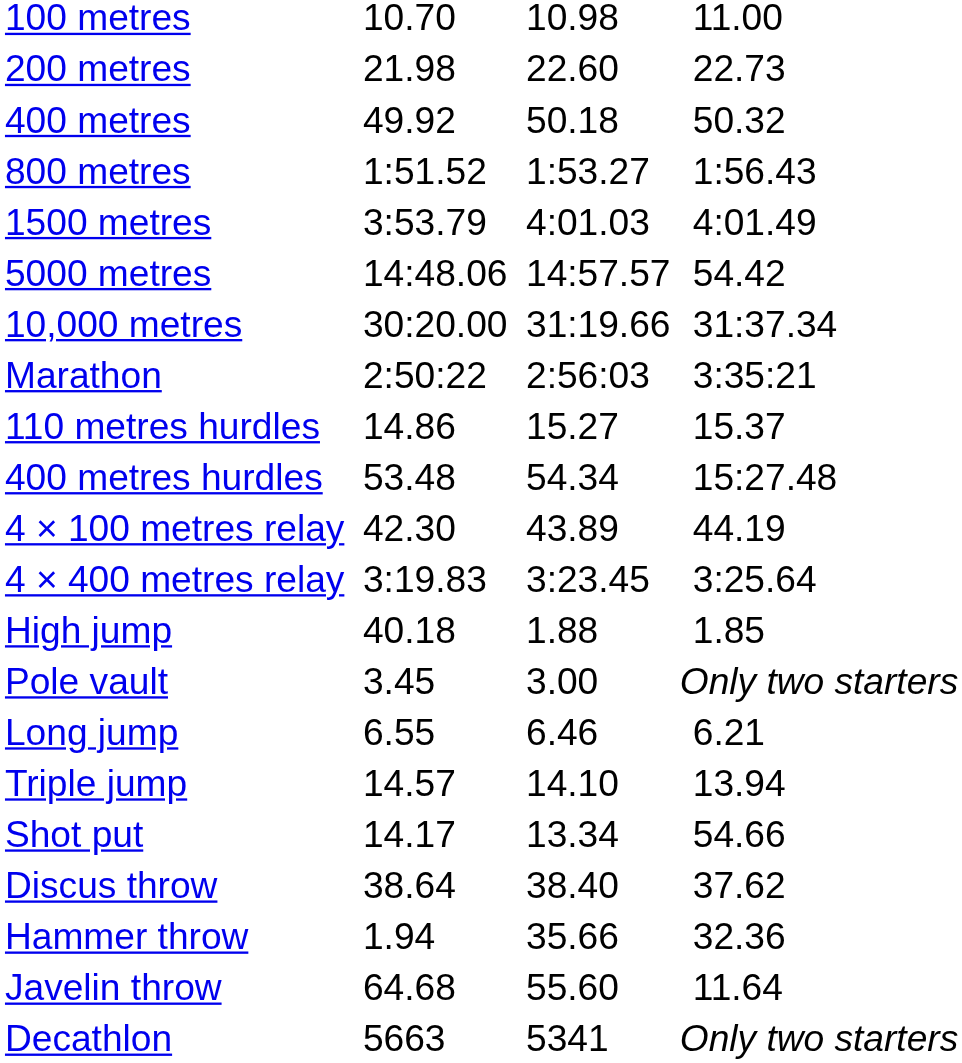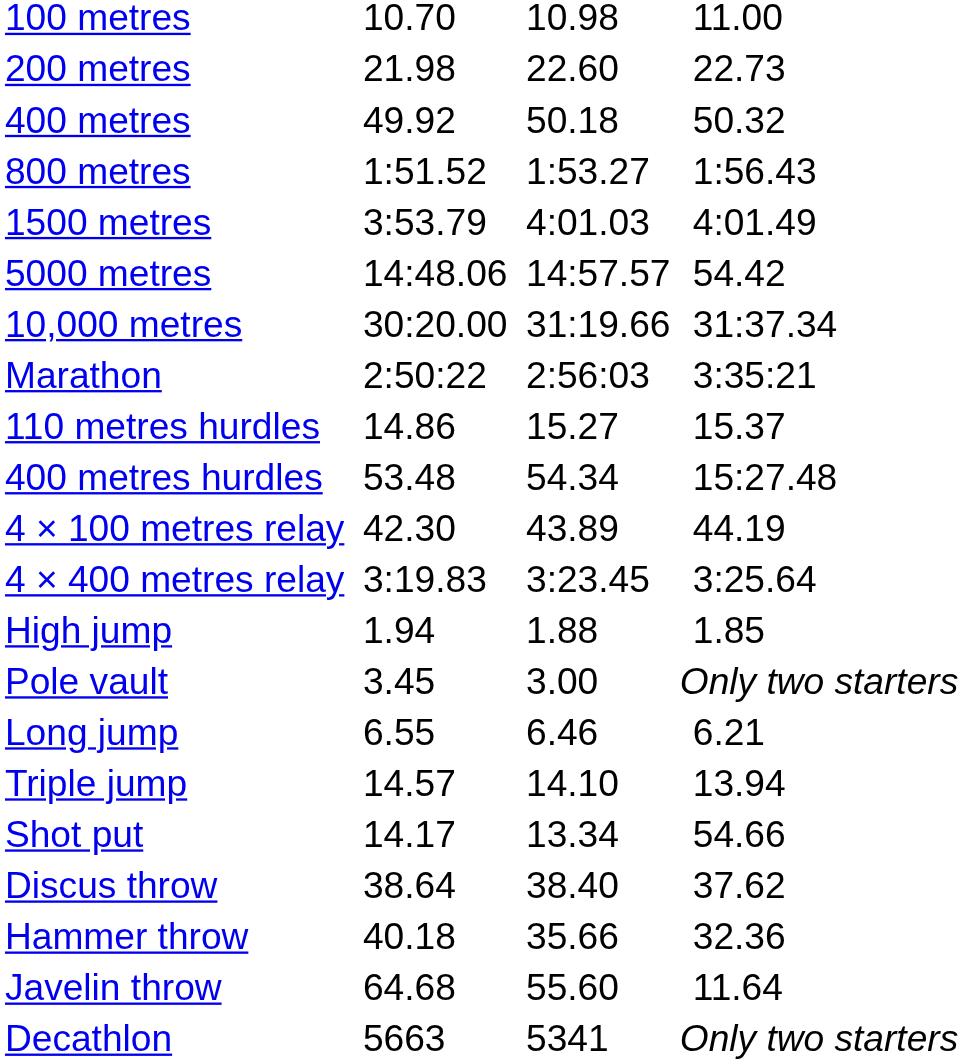(409, 630) 40.18 -> (399, 630) 1.94
(399, 936) 1.94 -> (409, 936) 40.18
